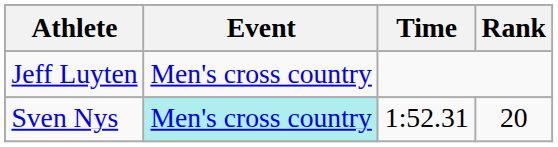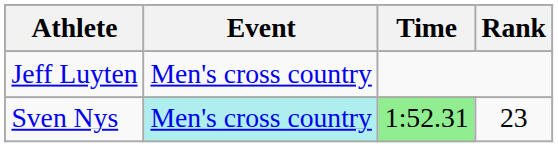(427, 118) no background -> (427, 118) lightgreen background
(514, 118) 20 -> (514, 118) 23
